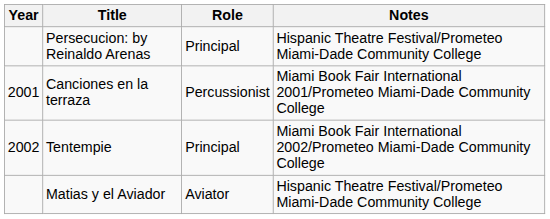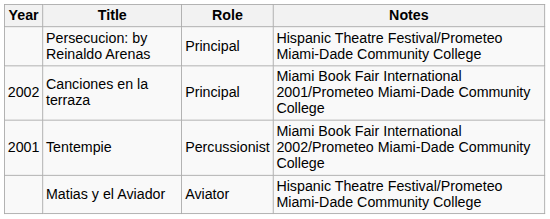(24, 92) 2001 -> (24, 92) 2002
(227, 92) Percussionist -> (212, 92) Principal
(24, 147) 2002 -> (24, 147) 2001
(212, 147) Principal -> (227, 147) Percussionist
